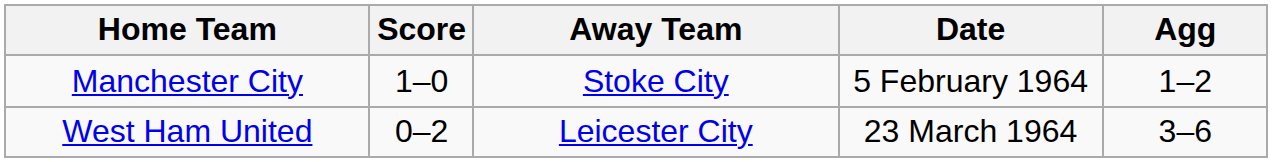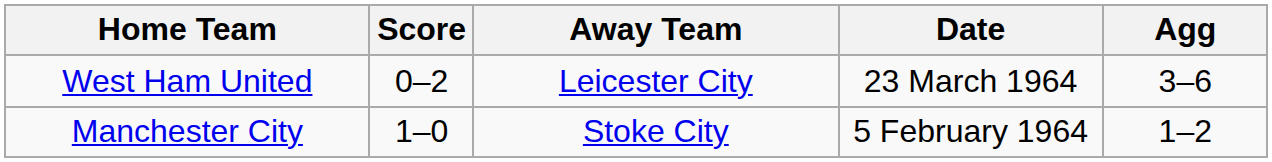rows swapped: (187, 80) <-> (187, 131)
